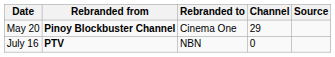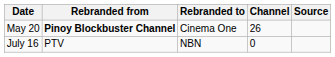(255, 28) 29 -> (255, 28) 26
(54, 44) bold -> (54, 44) normal
